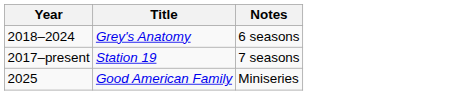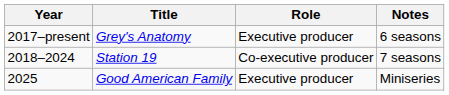+ column: (306, 15)
(41, 36) 2018–2024 -> (49, 36) 2017–present
(49, 57) 2017–present -> (41, 57) 2018–2024
